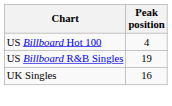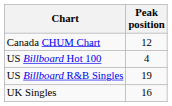+ row: (54, 42)
